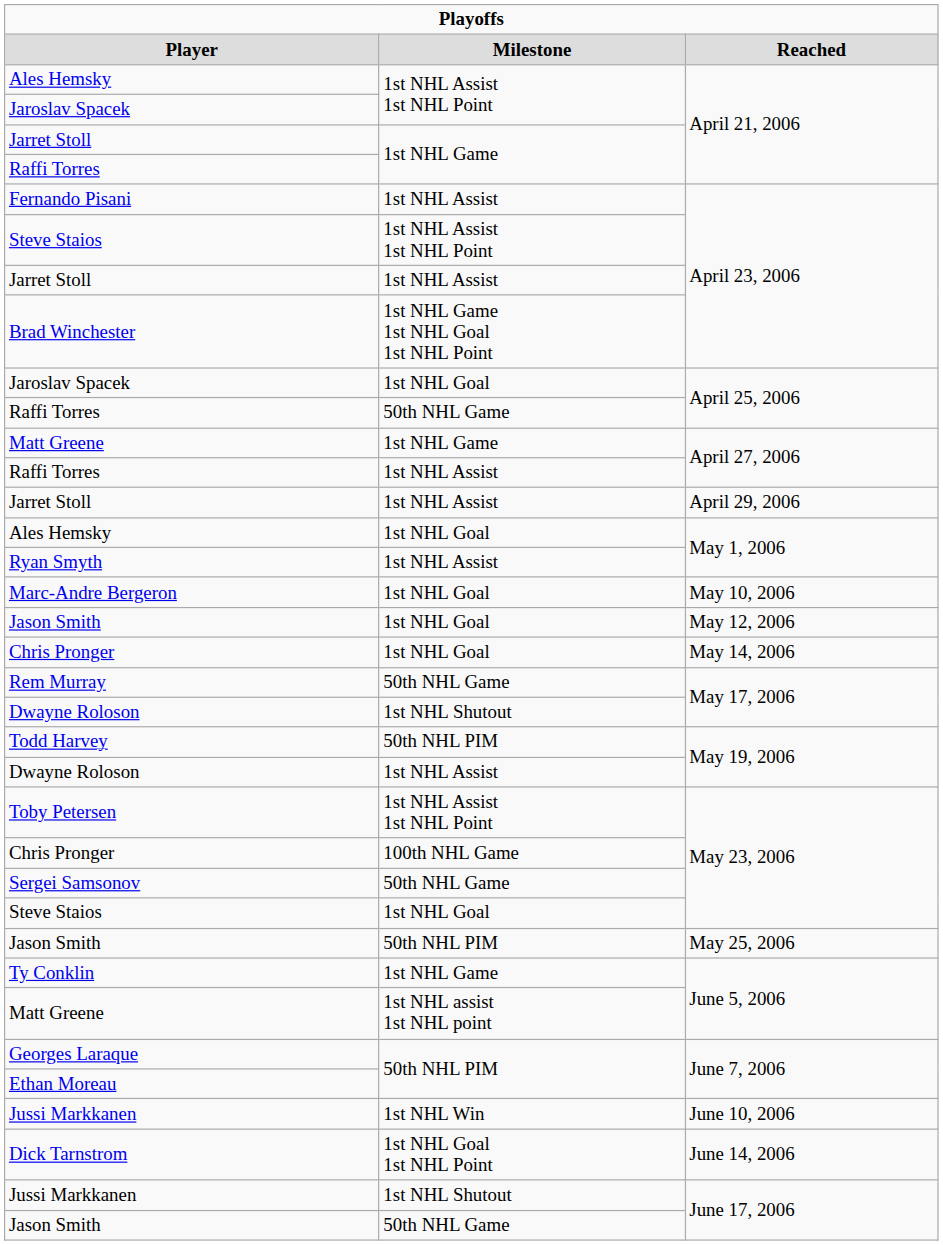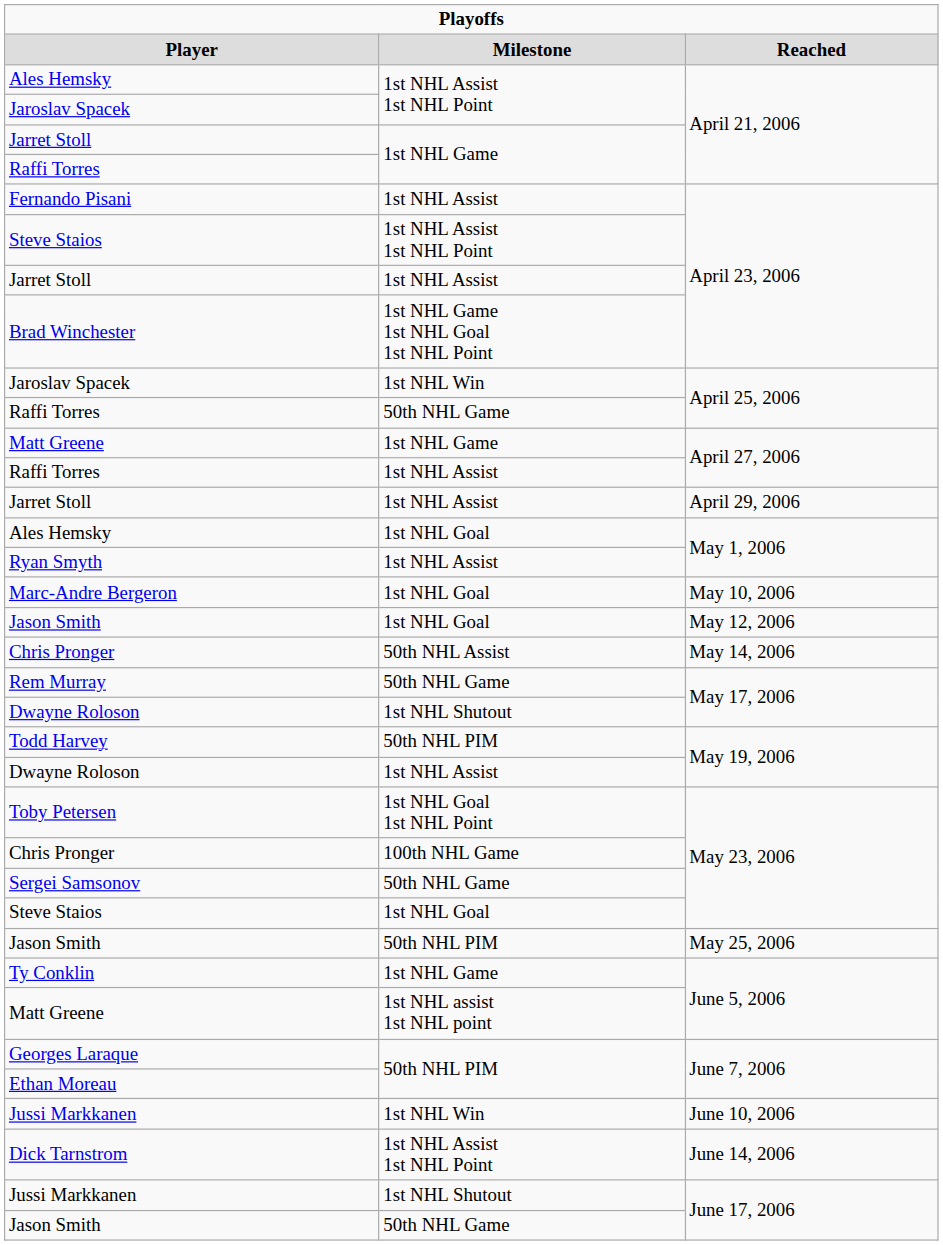(436, 382) 1st NHL Goal -> (434, 382) 1st NHL Win
(436, 652) 1st NHL Goal -> (446, 652) 50th NHL Assist
(441, 812) 1st NHL Assist 1st NHL Point -> (438, 812) 1st NHL Goal 1st NHL Point
(438, 1154) 1st NHL Goal 1st NHL Point -> (441, 1154) 1st NHL Assist 1st NHL Point
